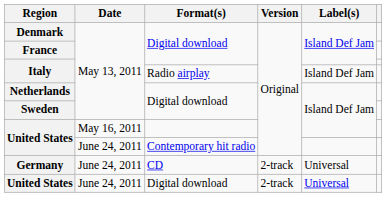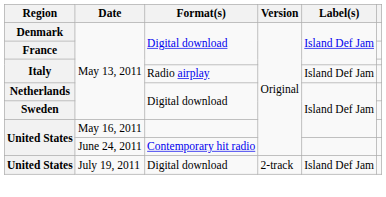- row: (40, 165)
(110, 183) June 24, 2011 -> (109, 165) July 19, 2011
(327, 183) Universal -> (339, 165) Island Def Jam
